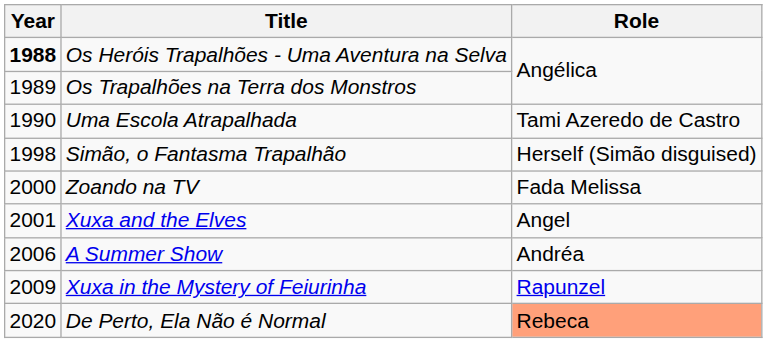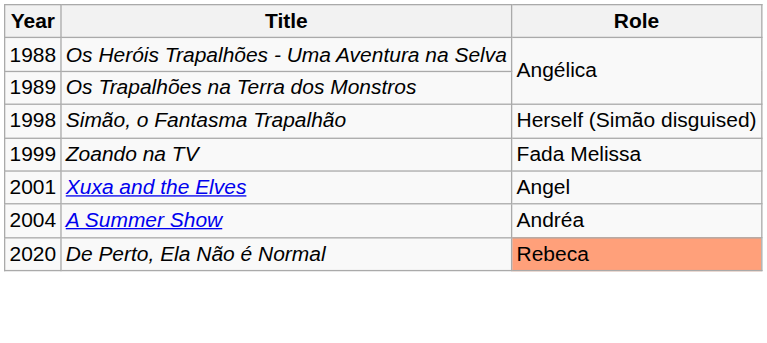(33, 54) bold -> (33, 54) normal
- row: (181, 120)
(33, 187) 2000 -> (33, 154) 1999
(33, 253) 2006 -> (33, 220) 2004
- row: (216, 287)
